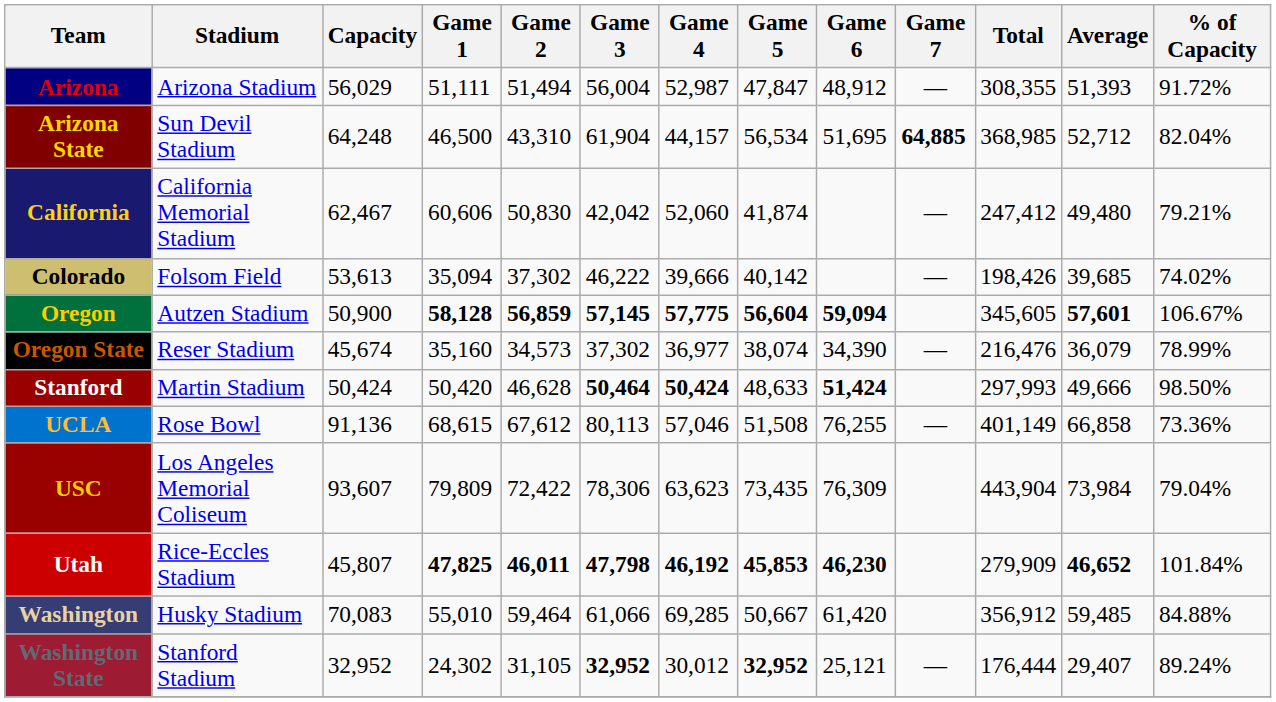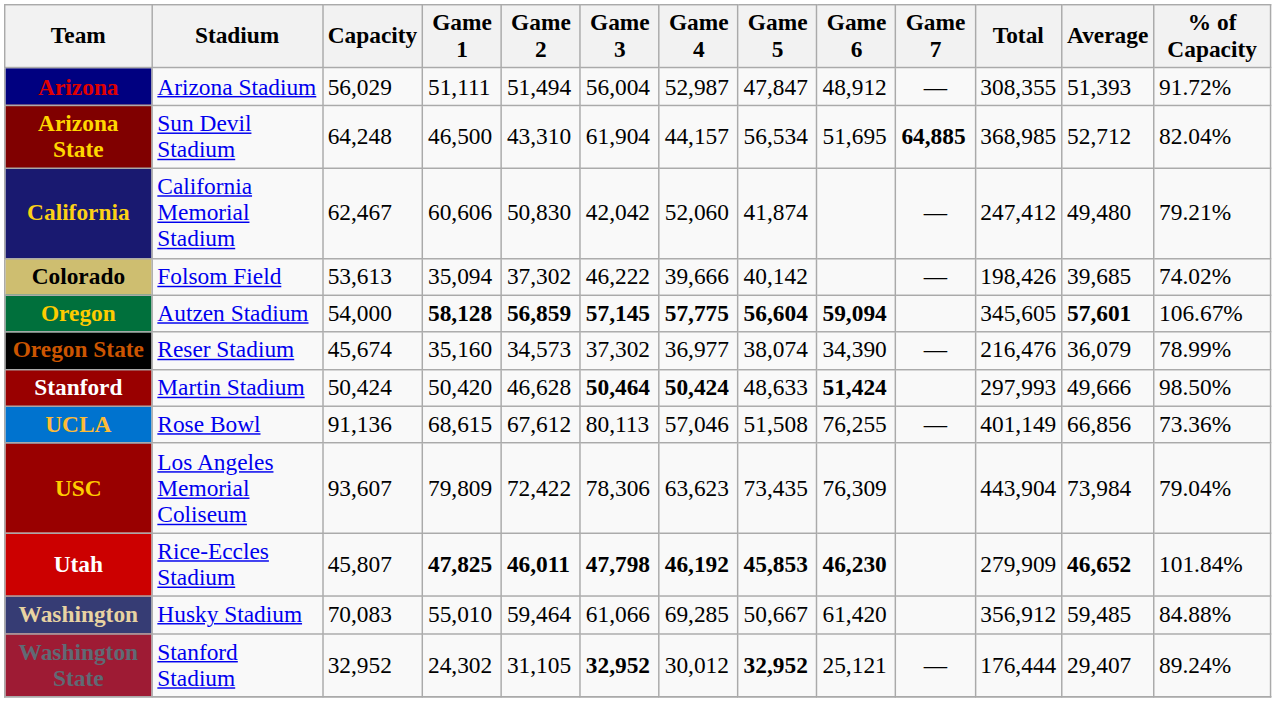(360, 313) 50,900 -> (360, 313) 54,000
(1099, 424) 66,858 -> (1099, 424) 66,856
